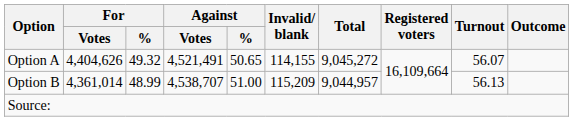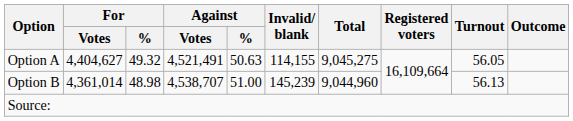(94, 60) 4,404,626 -> (94, 60) 4,404,627
(246, 60) 50.65 -> (246, 60) 50.63
(350, 60) 9,045,272 -> (350, 60) 9,045,275
(489, 60) 56.07 -> (489, 60) 56.05
(145, 82) 48.99 -> (145, 82) 48.98
(293, 82) 115,209 -> (292, 82) 145,239
(350, 82) 9,044,957 -> (350, 82) 9,044,960
